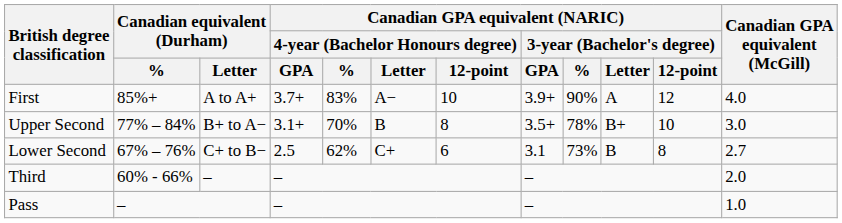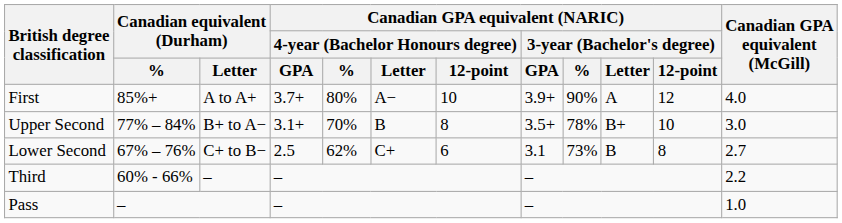(342, 97) 83% -> (342, 97) 80%
(736, 177) 2.0 -> (736, 177) 2.2
